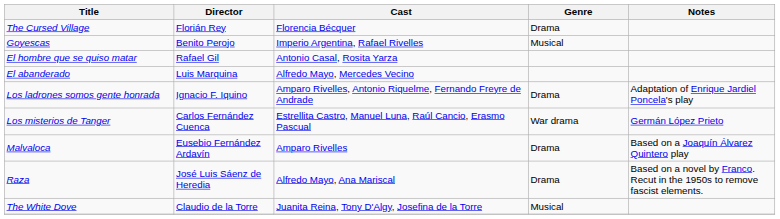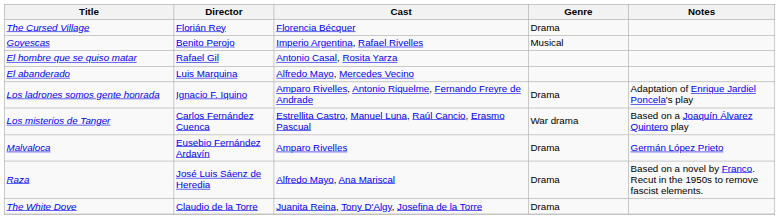(677, 121) Germán López Prieto -> (692, 121) Based on a Joaquín Álvarez Quintero play
(692, 148) Based on a Joaquín Álvarez Quintero play -> (677, 148) Germán López Prieto
(547, 206) Musical -> (545, 206) Drama
